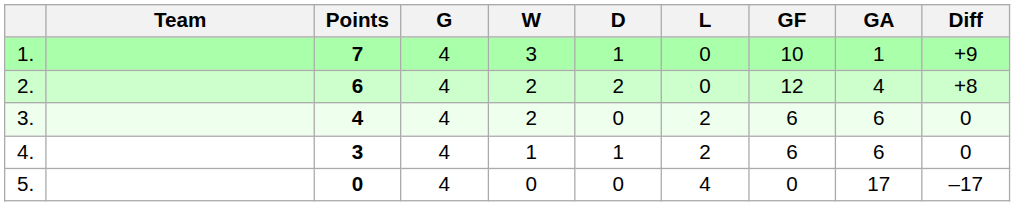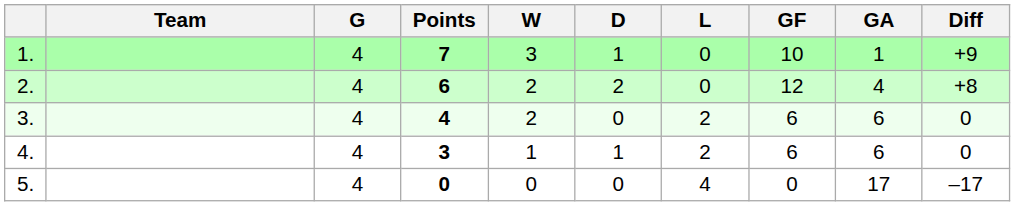columns swapped: (357, 20) <-> (444, 20)
